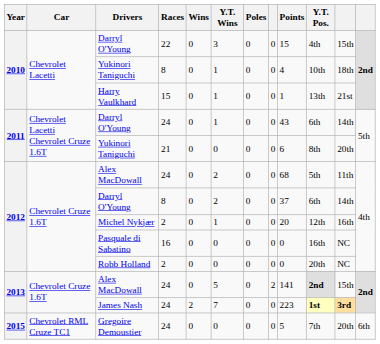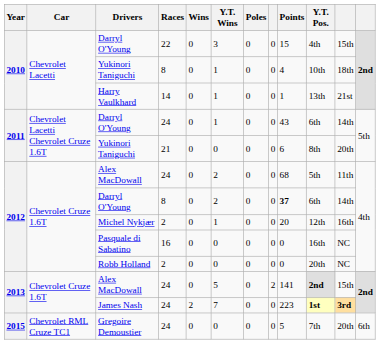(166, 96) 15 -> (166, 96) 14
(284, 201) normal -> (284, 201) bold
